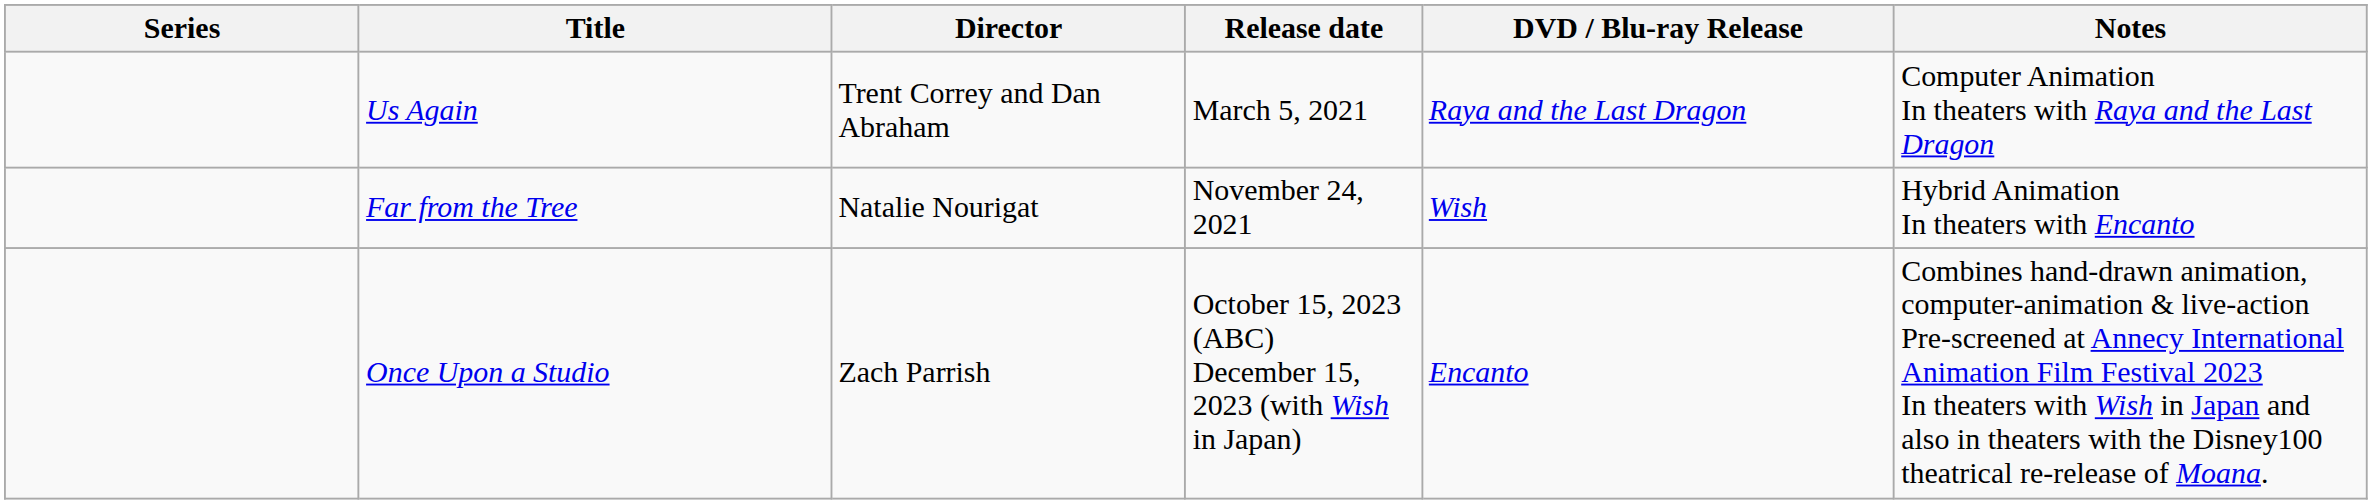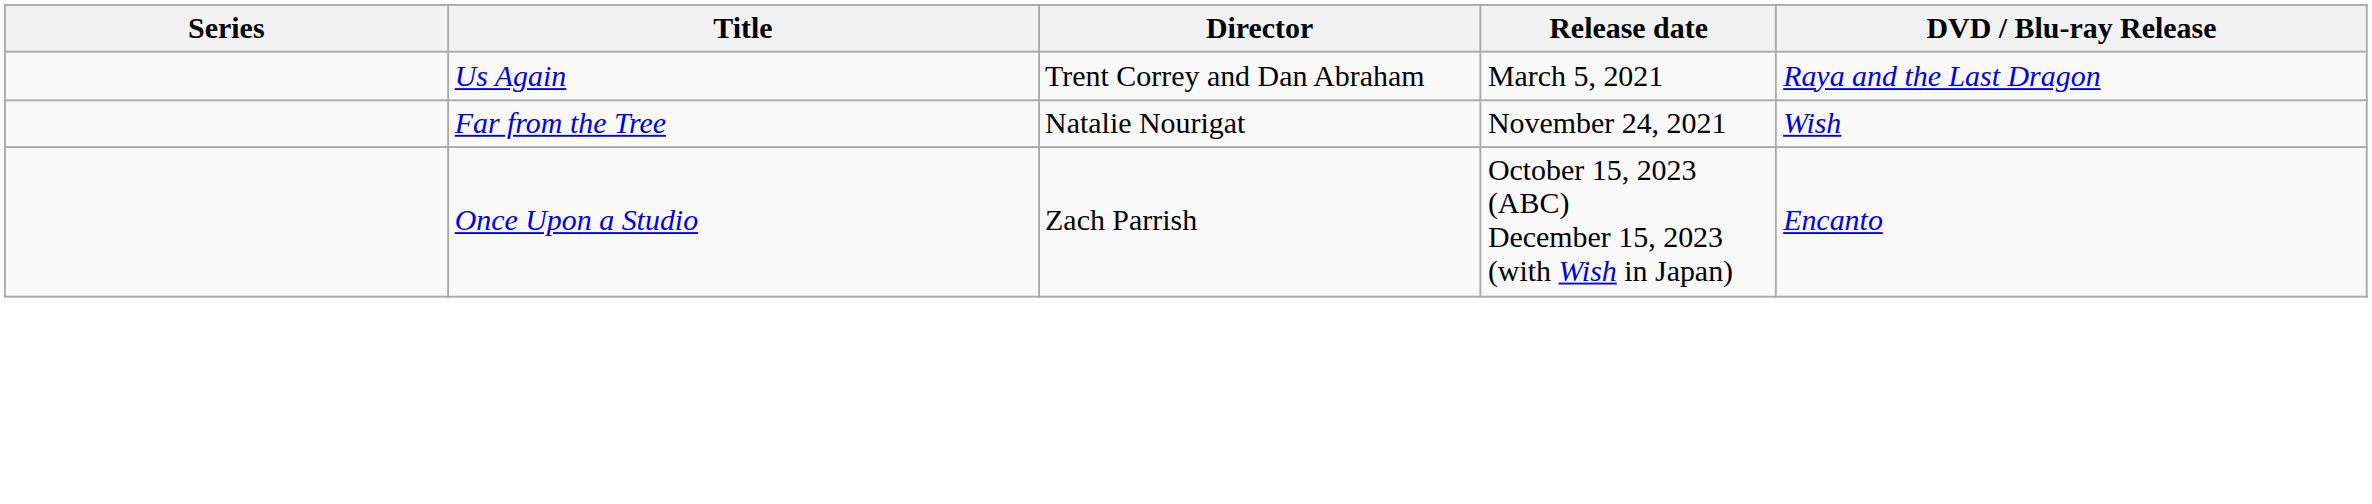- column: (2131, 28)
